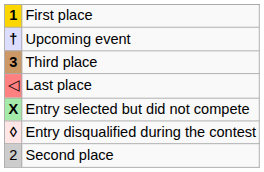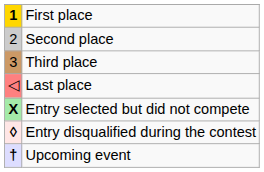rows swapped: (70, 155) <-> (78, 39)
(13, 62) bold -> (13, 62) normal
